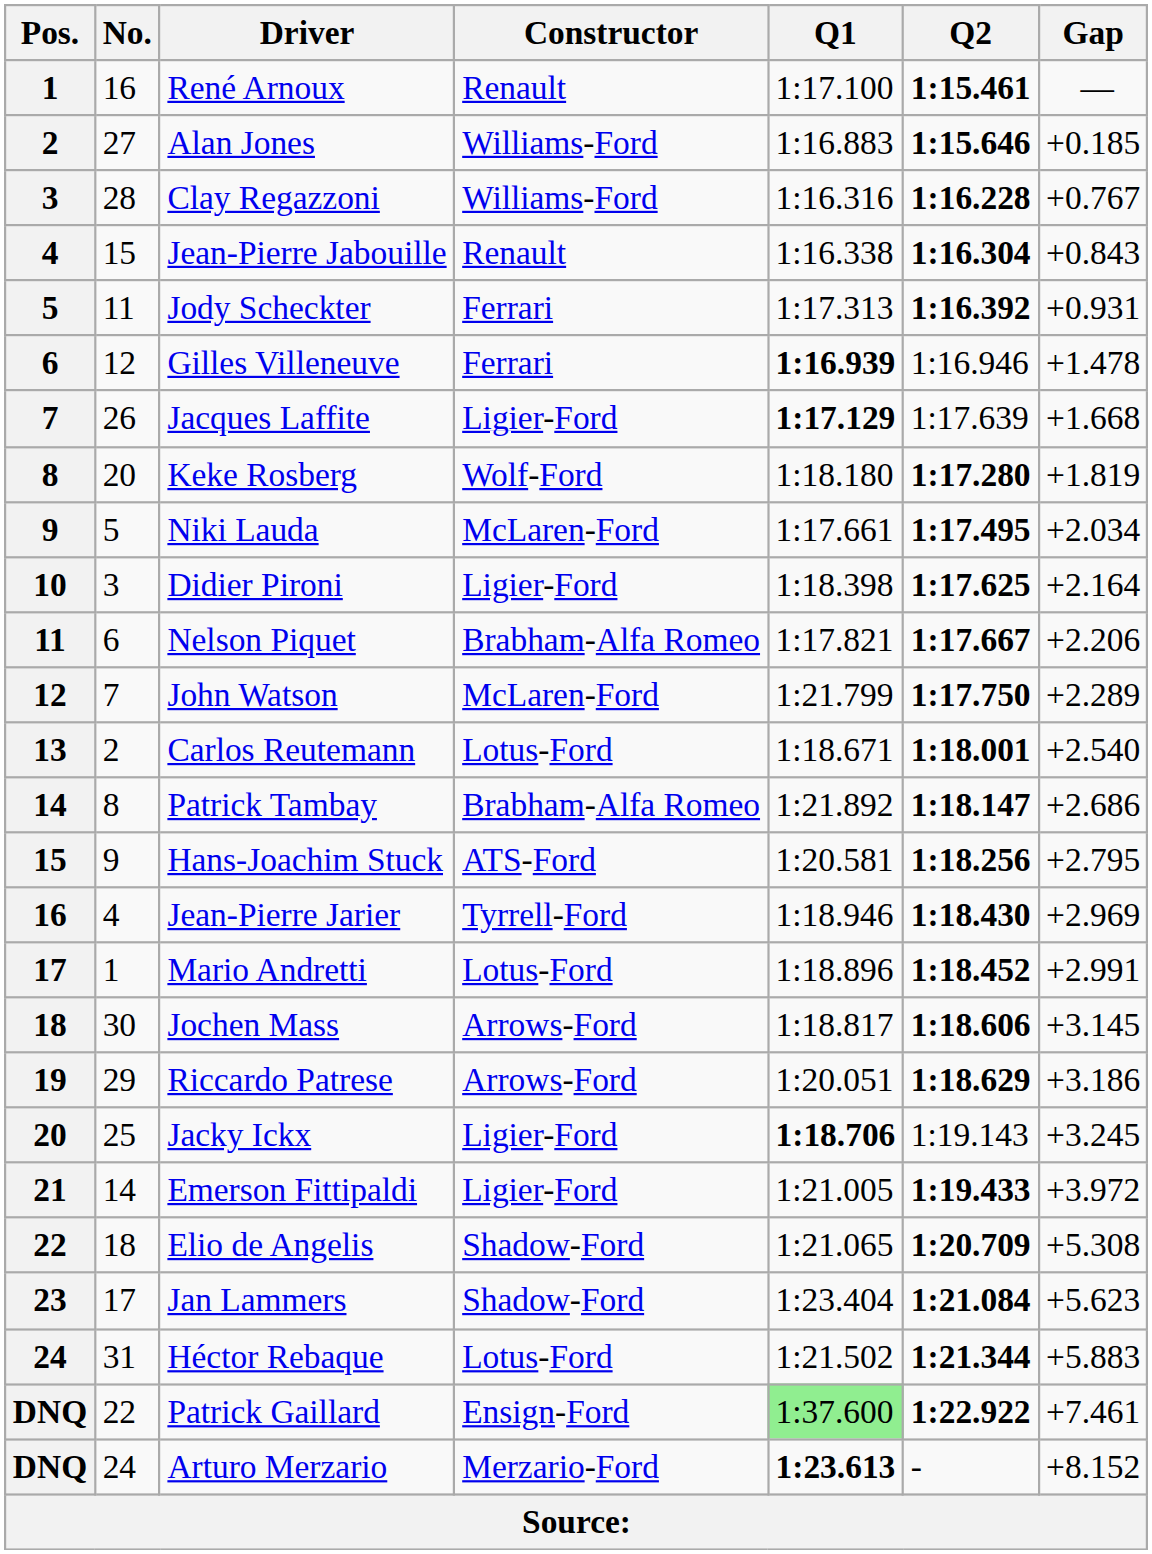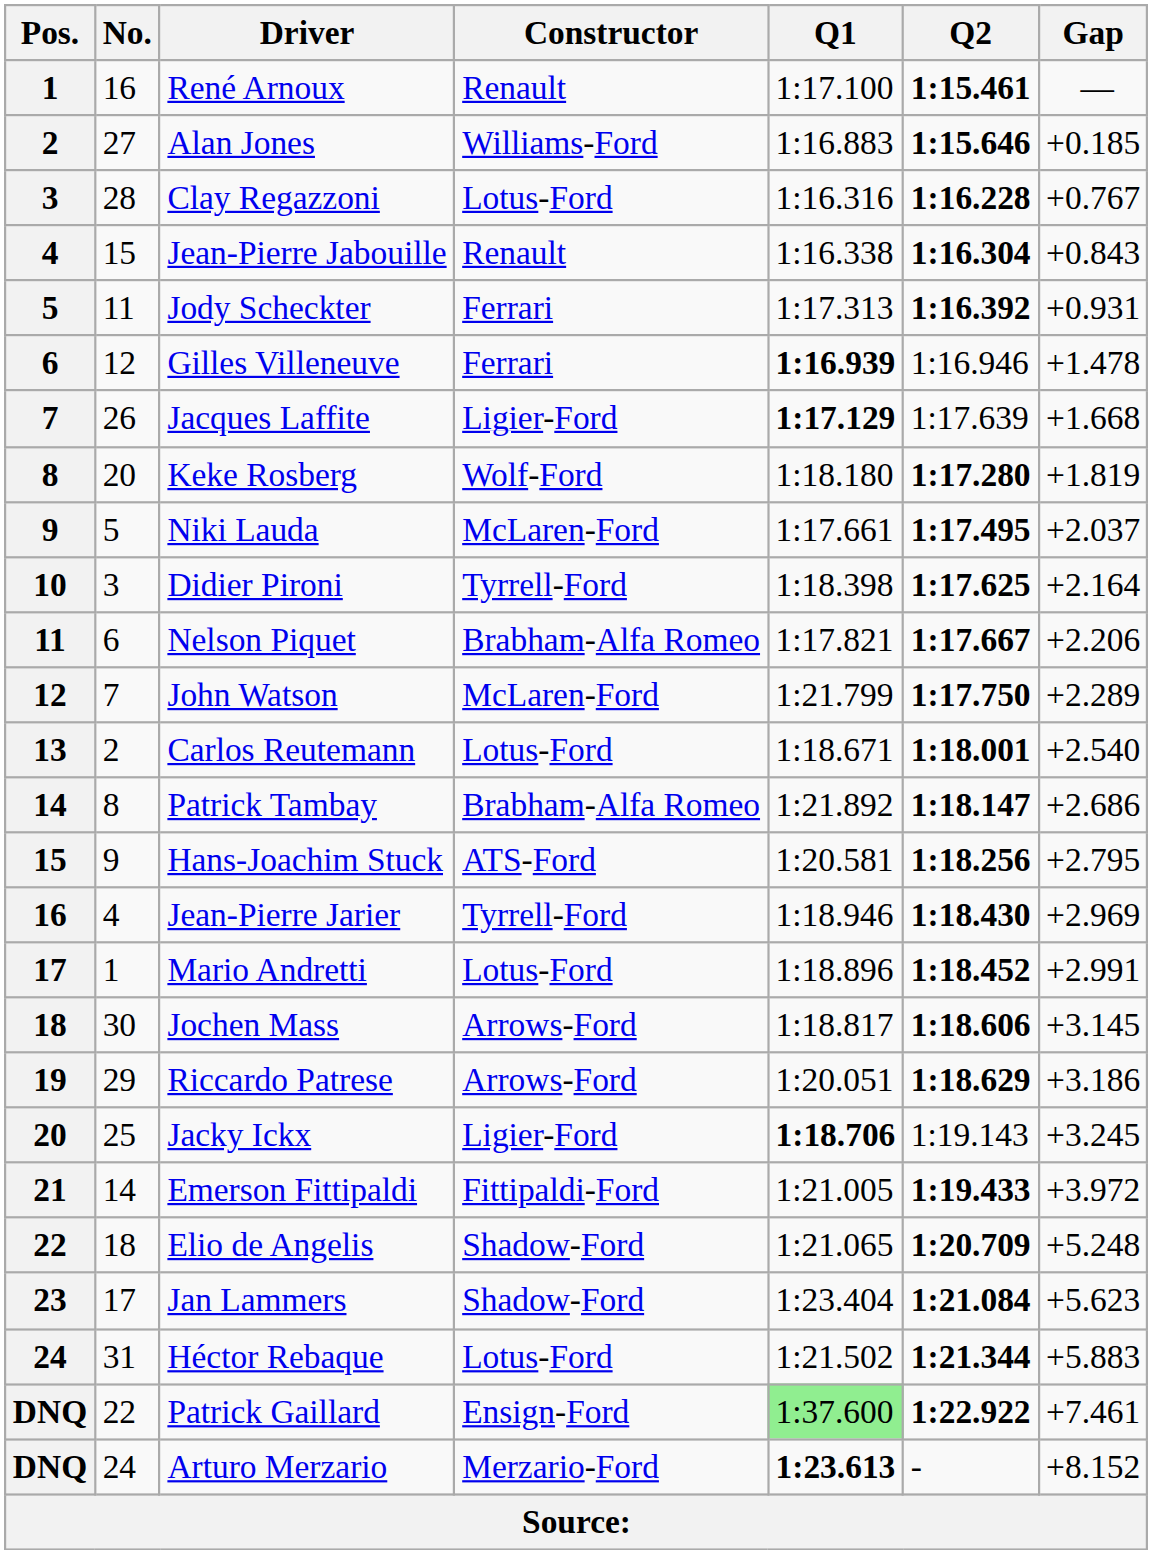(560, 197) Williams-Ford -> (537, 197) Lotus-Ford
(1093, 528) +2.034 -> (1093, 528) +2.037
(540, 583) Ligier-Ford -> (545, 583) Tyrrell-Ford
(540, 1190) Ligier-Ford -> (561, 1190) Fittipaldi-Ford
(1093, 1245) +5.308 -> (1093, 1245) +5.248
